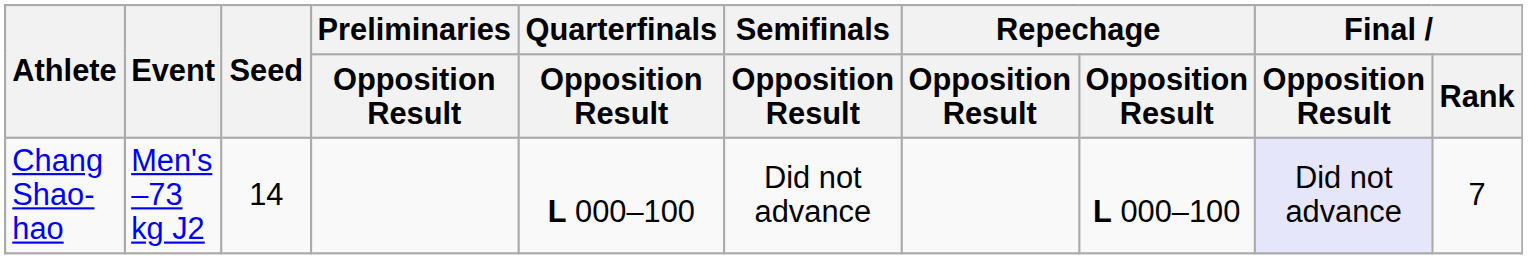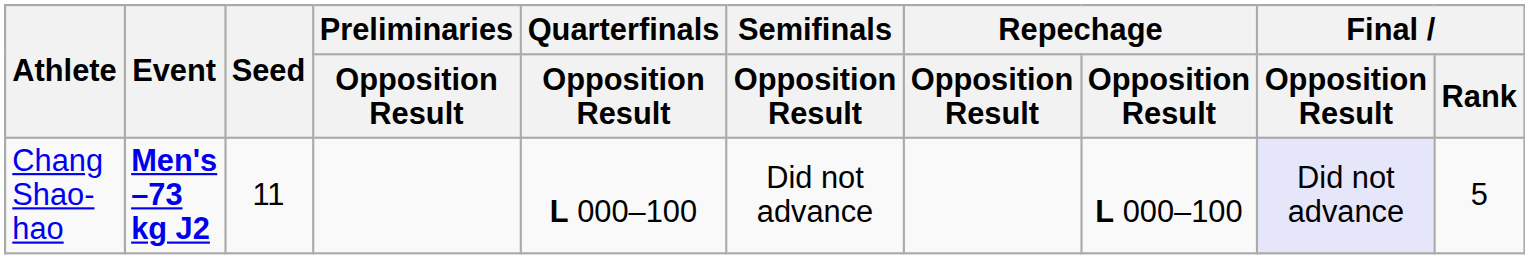(172, 196) normal -> (174, 196) bold
(266, 196) 14 -> (268, 196) 11
(1477, 196) 7 -> (1479, 196) 5
